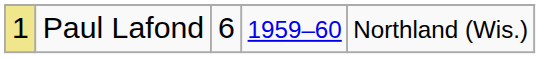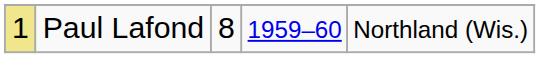(226, 28) 6 -> (226, 28) 8
